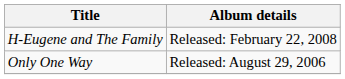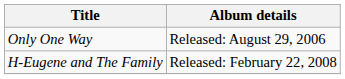rows swapped: (50, 62) <-> (85, 39)
